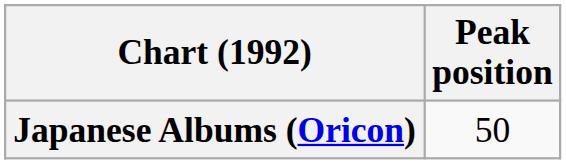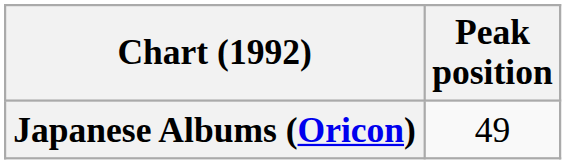(493, 128) 50 -> (493, 128) 49
